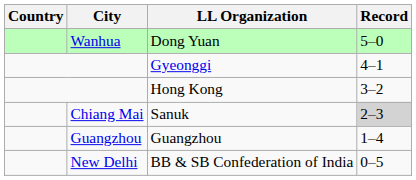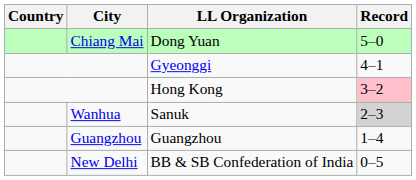(96, 41) Wanhua -> (107, 41) Chiang Mai
(372, 89) no background -> (372, 89) pink background
(107, 114) Chiang Mai -> (96, 114) Wanhua
